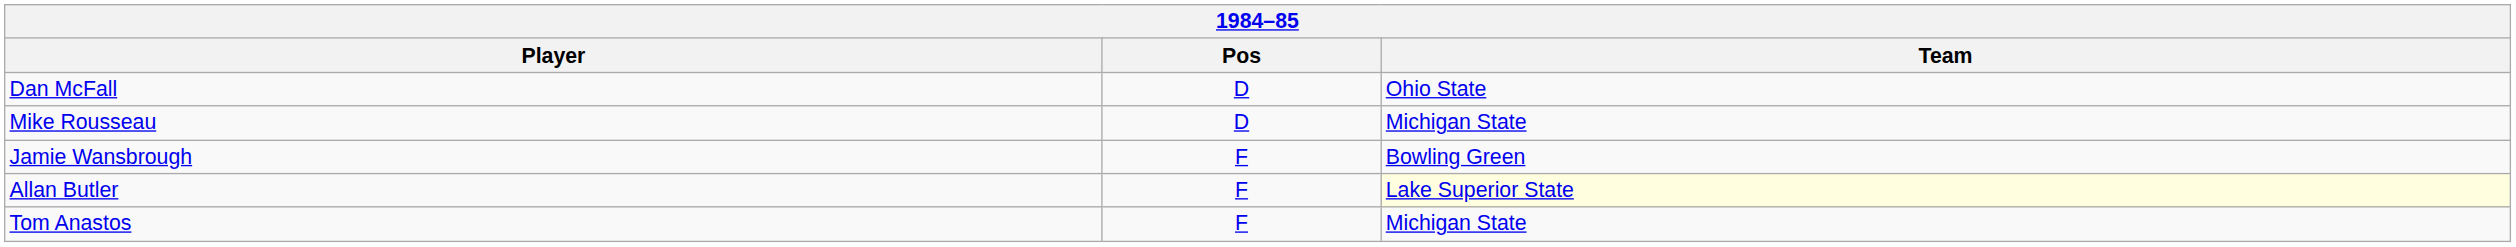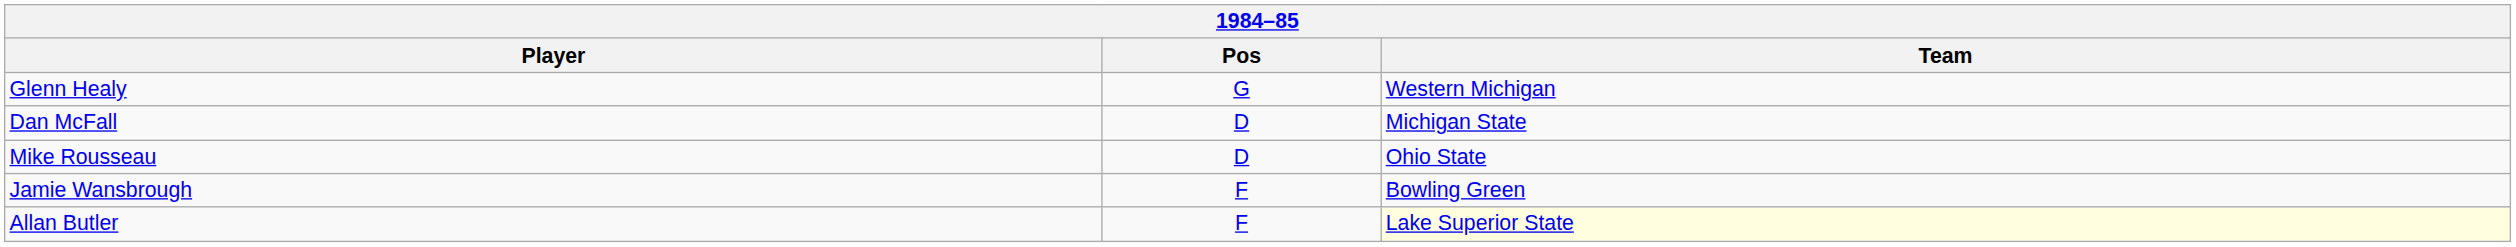+ row: (68, 88)
(1436, 88) Ohio State -> (1456, 122) Michigan State
(1456, 122) Michigan State -> (1436, 156) Ohio State
- row: (70, 223)
